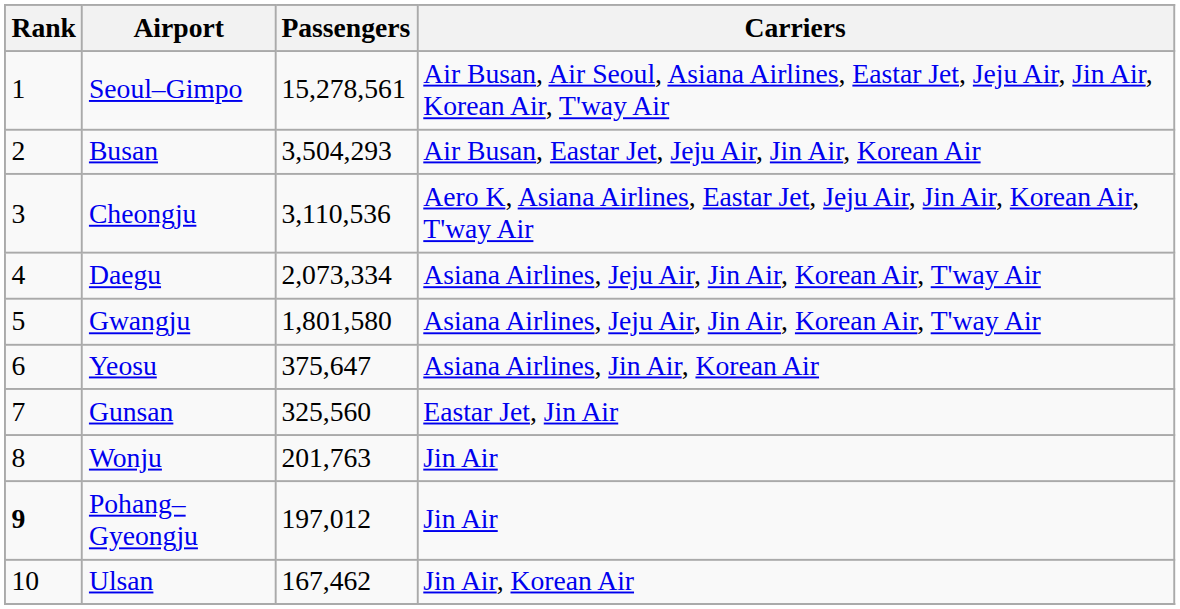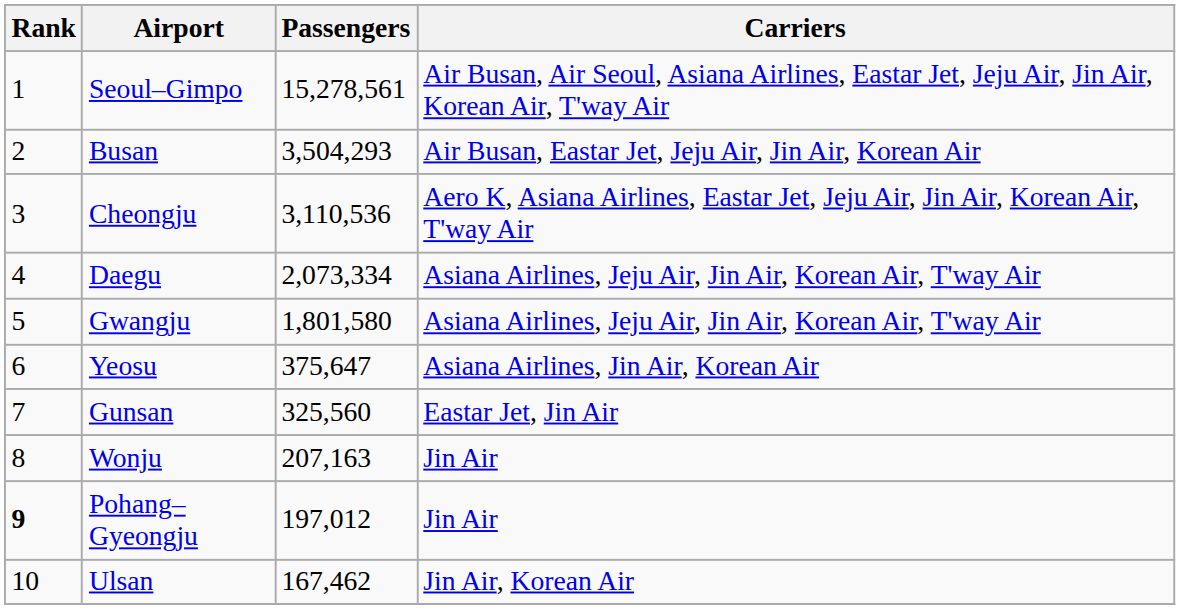(326, 457) 201,763 -> (326, 457) 207,163
